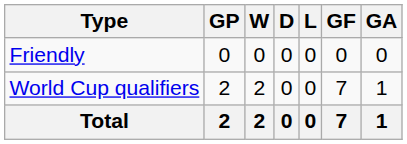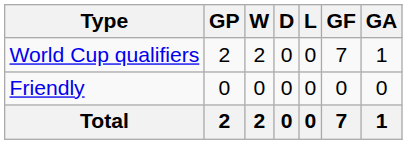rows swapped: (47, 54) <-> (104, 88)
